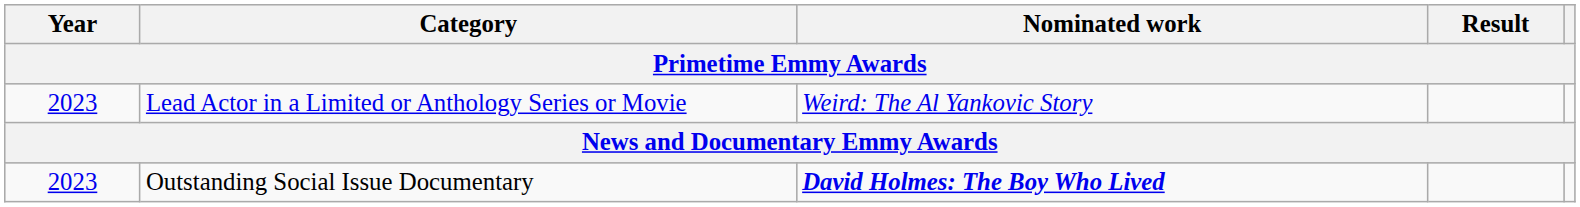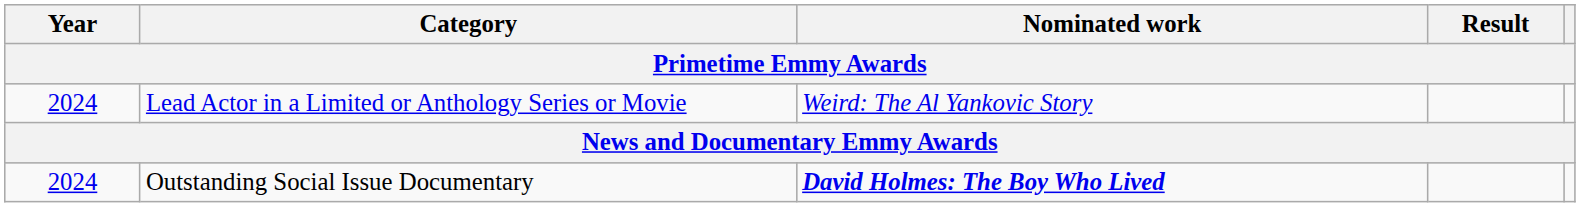(72, 102) 2023 -> (72, 102) 2024
(72, 181) 2023 -> (72, 181) 2024
